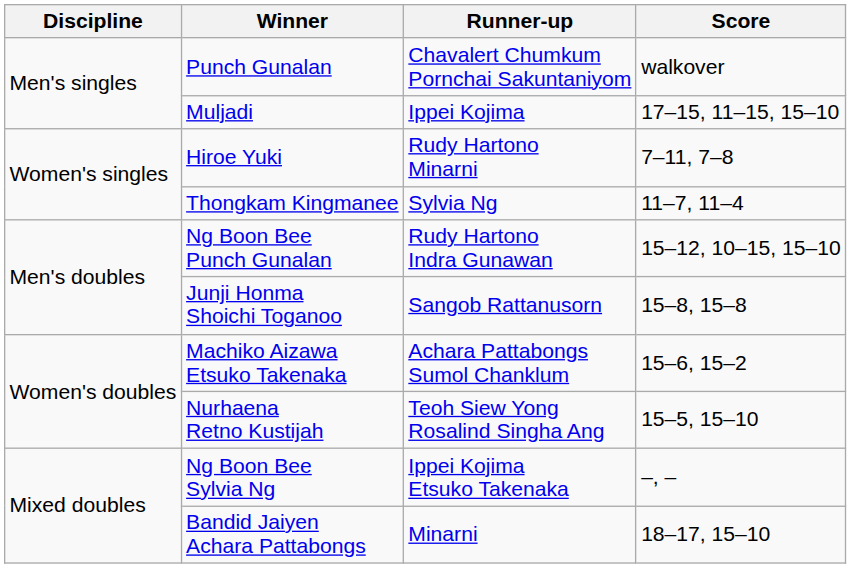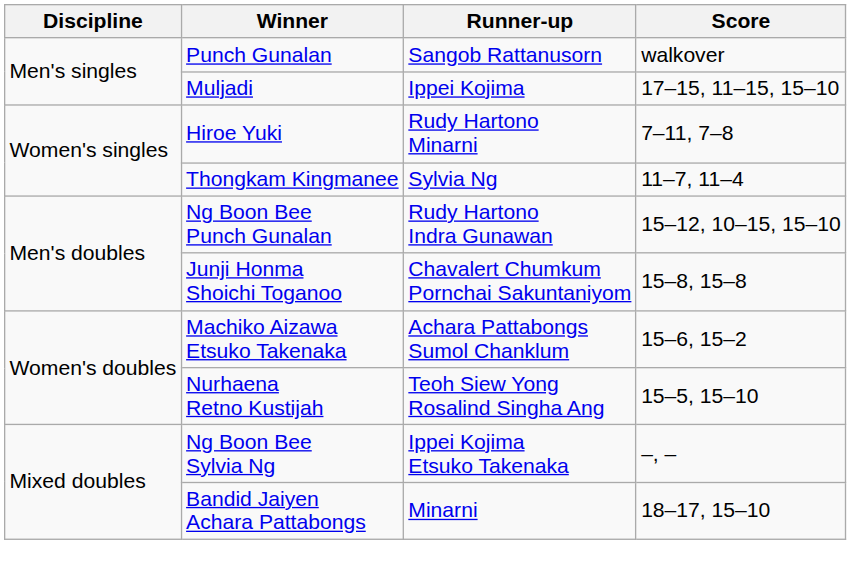(520, 66) Chavalert Chumkum Pornchai Sakuntaniyom -> (505, 54) Sangob Rattanusorn
(505, 305) Sangob Rattanusorn -> (520, 281) Chavalert Chumkum Pornchai Sakuntaniyom
